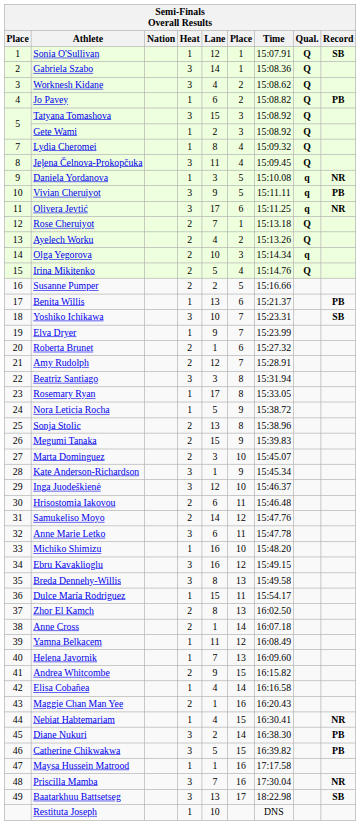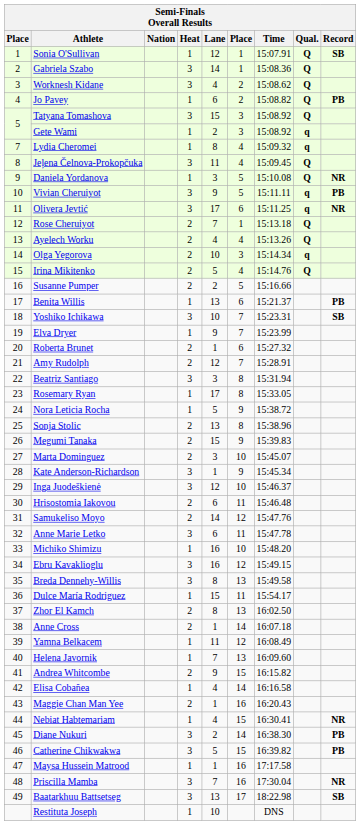(307, 131) Q -> (307, 131) q
(307, 147) Q -> (307, 147) q
(307, 178) q -> (307, 178) Q
(241, 239) 2 -> (241, 239) 4
